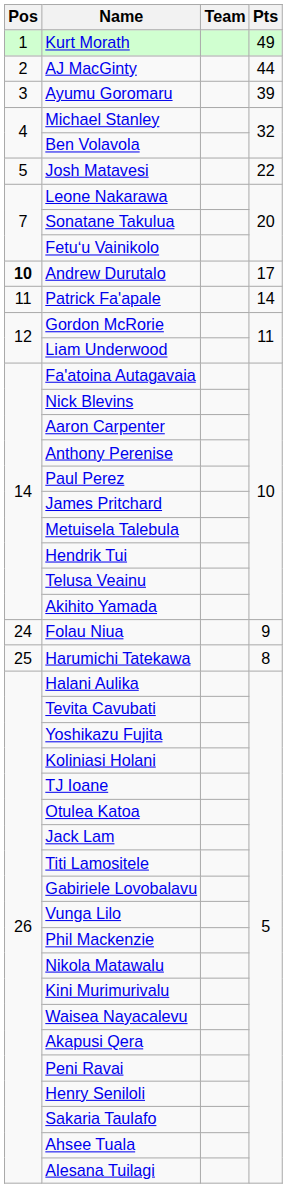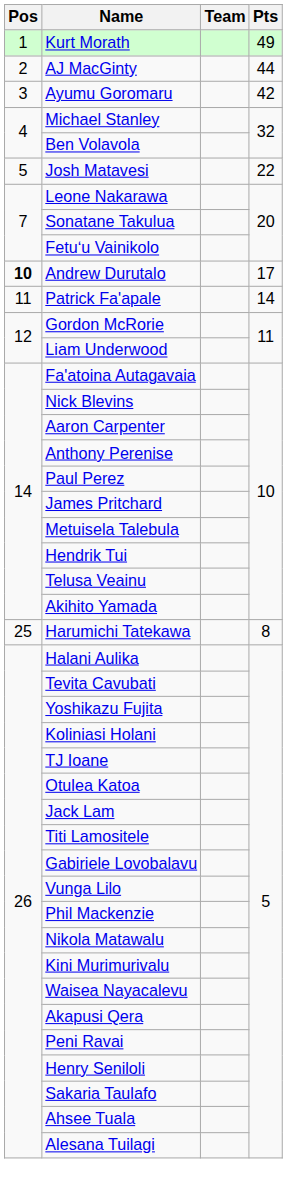(266, 94) 39 -> (266, 94) 42
- row: (84, 632)
